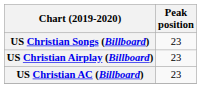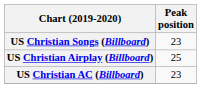(176, 58) 23 -> (176, 58) 25
